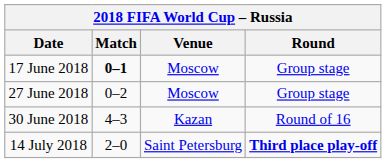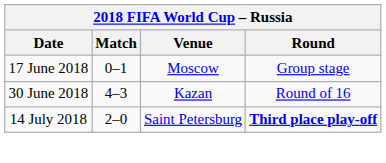(116, 68) bold -> (116, 68) normal
- row: (48, 93)
